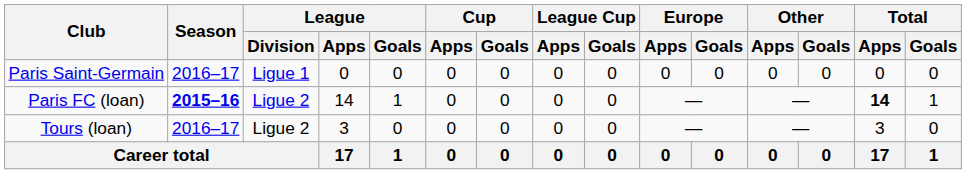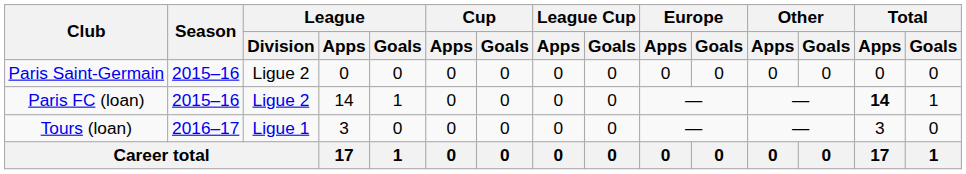(206, 73) 2016–17 -> (206, 73) 2015–16
(281, 73) Ligue 1 -> (281, 73) Ligue 2
(206, 100) bold -> (206, 100) normal
(281, 127) Ligue 2 -> (281, 127) Ligue 1
